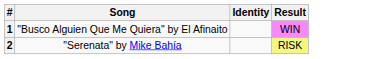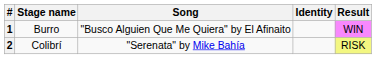+ column: (46, 12)
